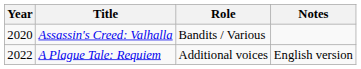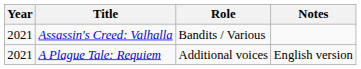(20, 34) 2020 -> (20, 34) 2021
(20, 54) 2022 -> (20, 54) 2021
